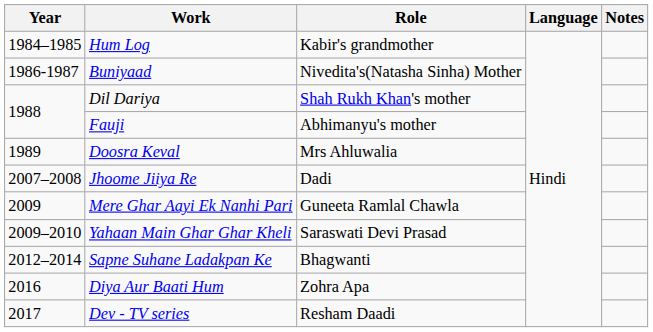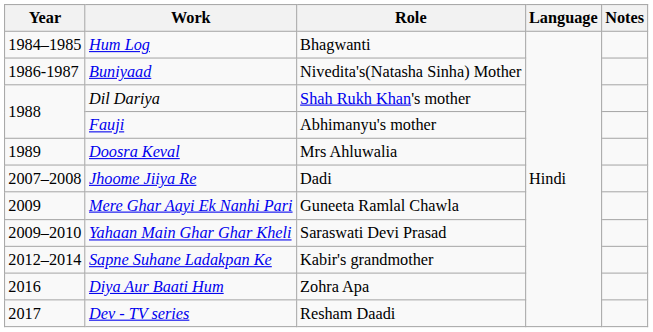(367, 44) Kabir's grandmother -> (335, 44) Bhagwanti
(335, 259) Bhagwanti -> (367, 259) Kabir's grandmother
